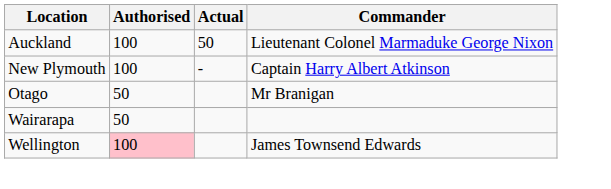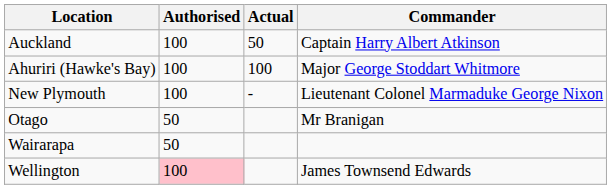(402, 42) Lieutenant Colonel Marmaduke George Nixon -> (400, 42) Captain Harry Albert Atkinson
+ row: (82, 68)
(350, 68) Captain Harry Albert Atkinson -> (452, 94) Lieutenant Colonel Marmaduke George Nixon
